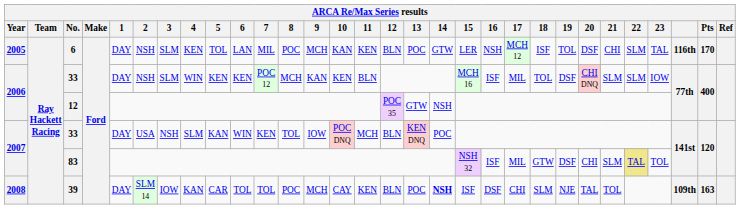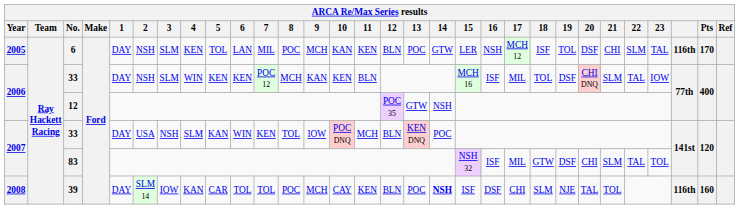(636, 78) SLM -> (636, 78) TAL
(636, 162) khaki background -> (636, 162) no background
(685, 190) 109th -> (684, 190) 116th
(707, 190) 163 -> (707, 190) 160
